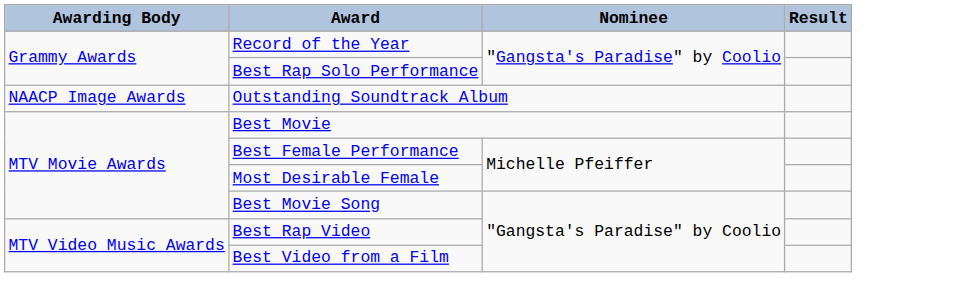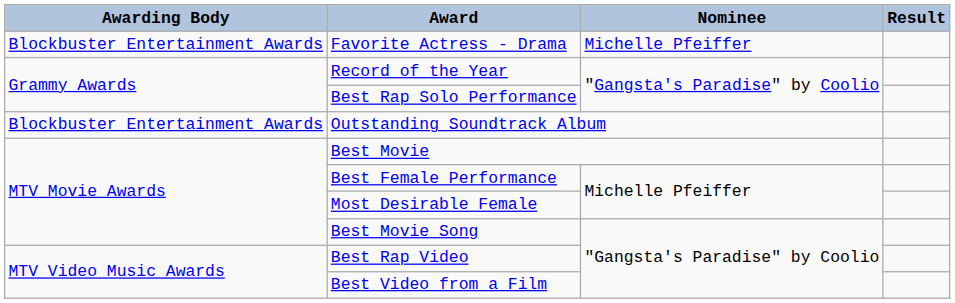+ row: (449, 45)
(97, 98) NAACP Image Awards -> (166, 125) Blockbuster Entertainment Awards
